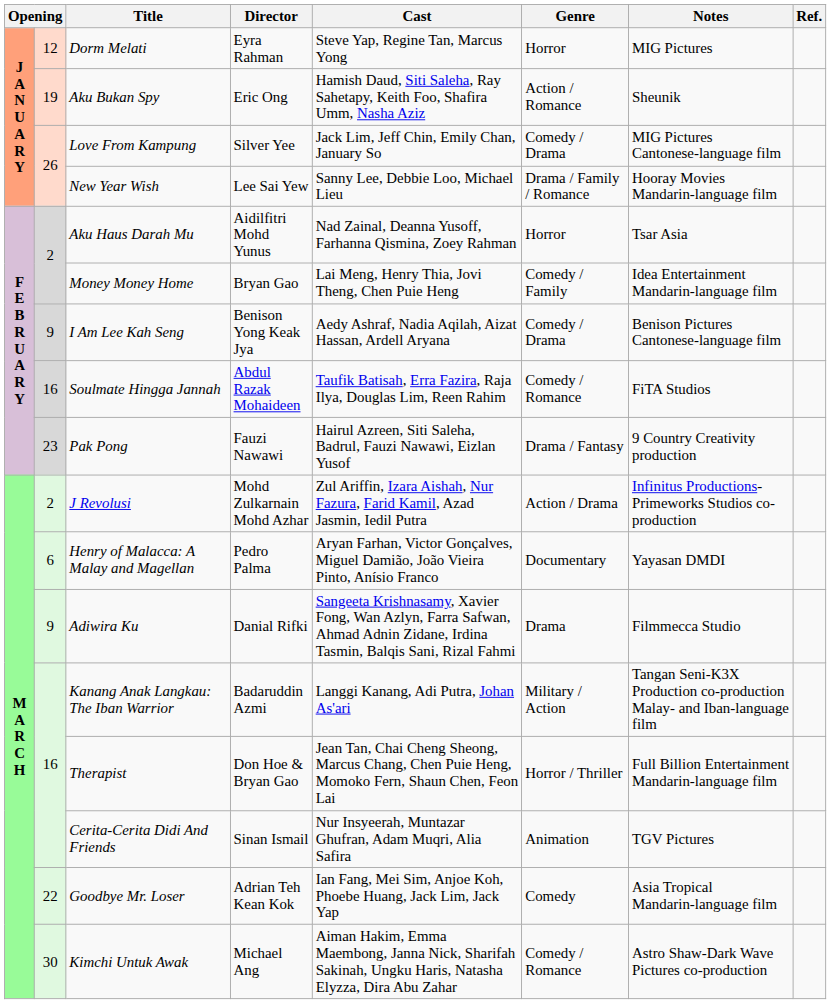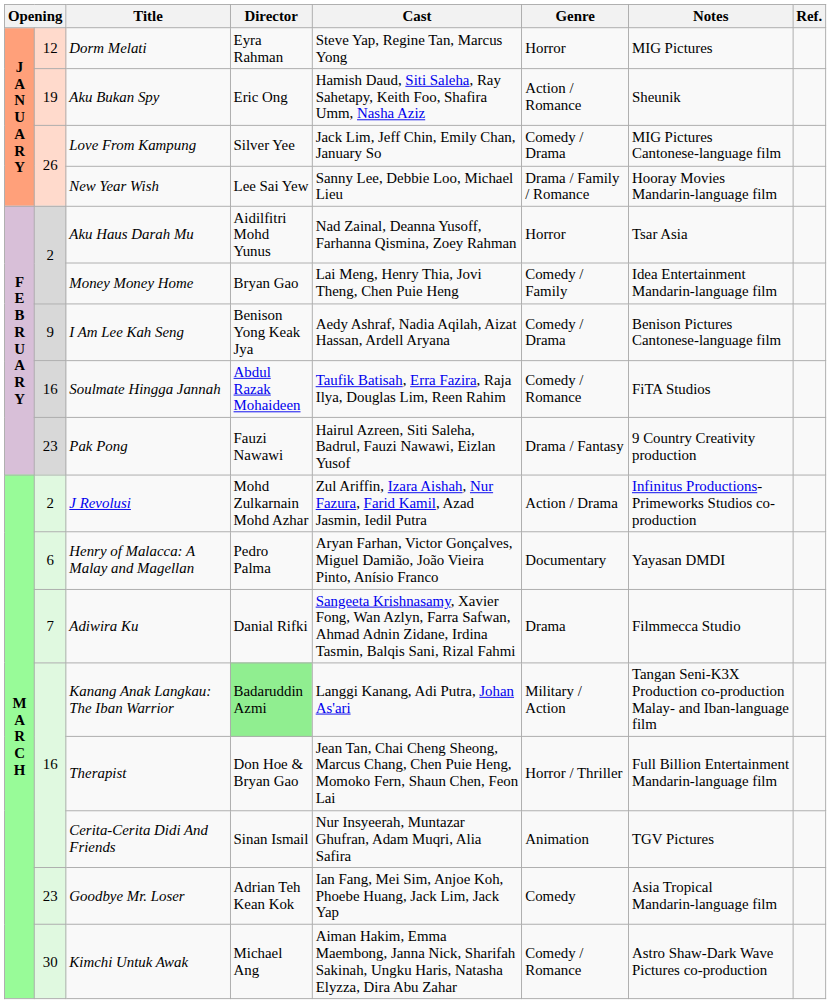(50, 625) 9 -> (50, 625) 7
(268, 699) no background -> (268, 699) lightgreen background
(50, 896) 22 -> (50, 896) 23
